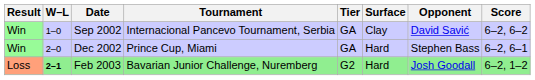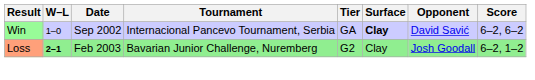(376, 30) normal -> (377, 30) bold
- row: (98, 48)
(377, 65) Hard -> (376, 48) Clay
